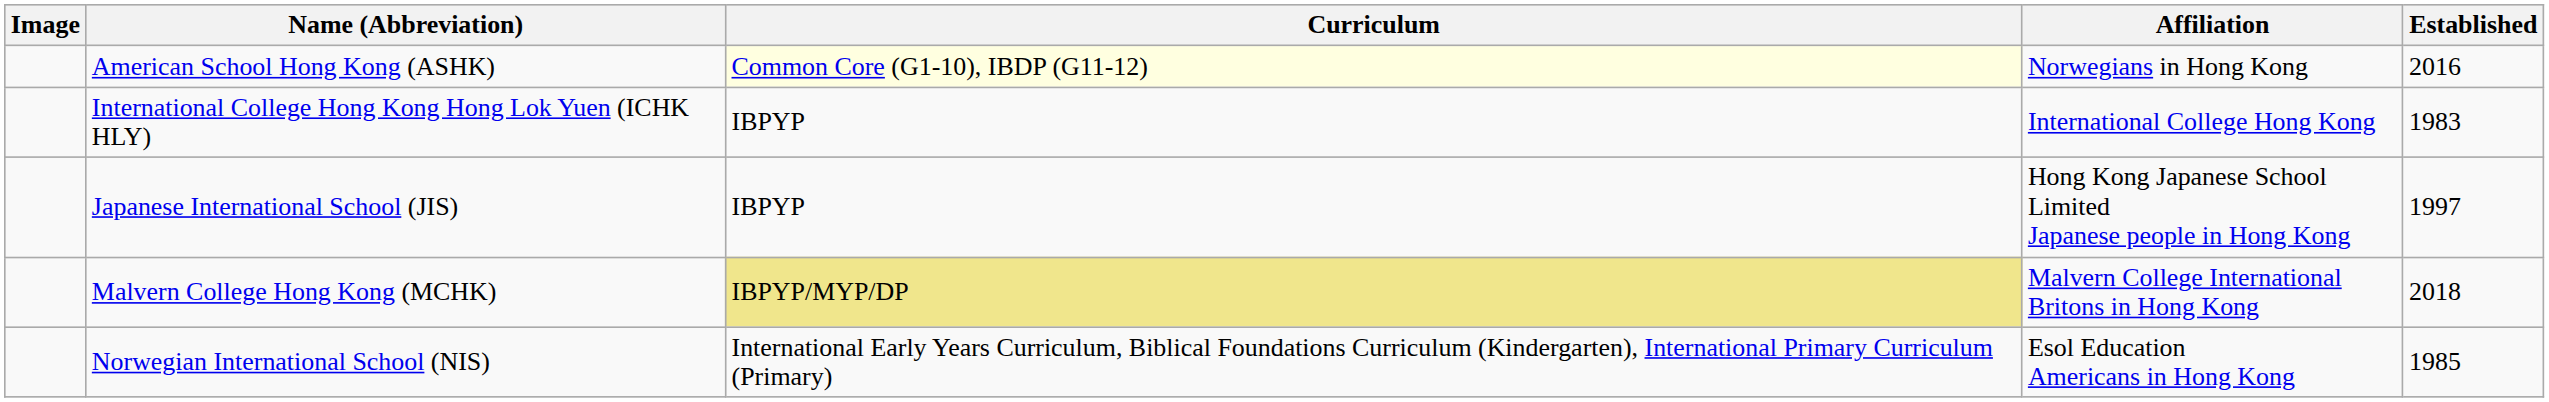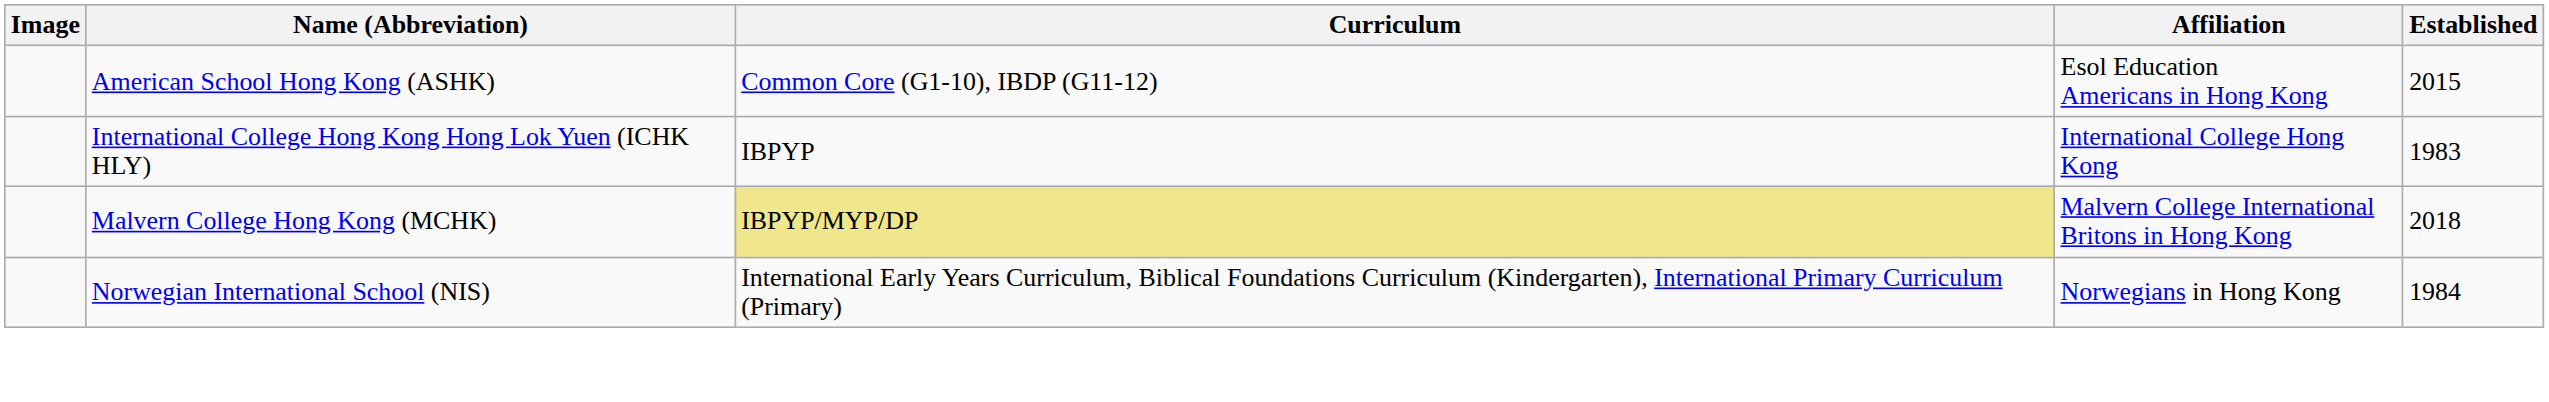(940, 66) lightyellow background -> (949, 80) no background
(2168, 66) Norwegians in Hong Kong -> (2194, 80) Esol Education Americans in Hong Kong
(2435, 66) 2016 -> (2435, 80) 2015
- row: (275, 206)
(2161, 361) Esol Education Americans in Hong Kong -> (2201, 291) Norwegians in Hong Kong
(2435, 361) 1985 -> (2435, 291) 1984
